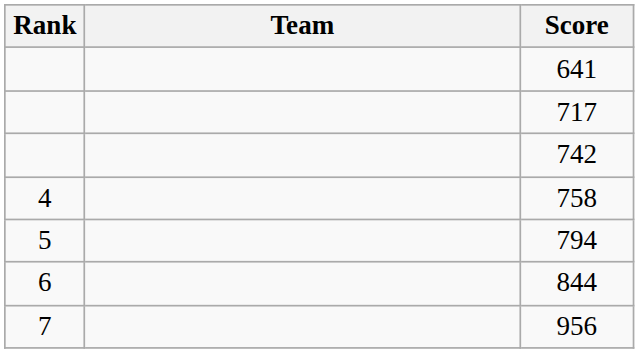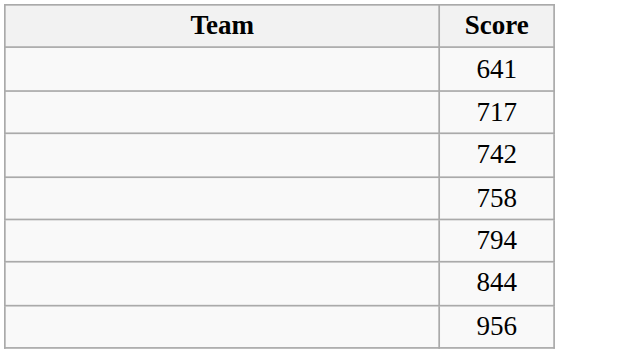- column: (45, 25)
